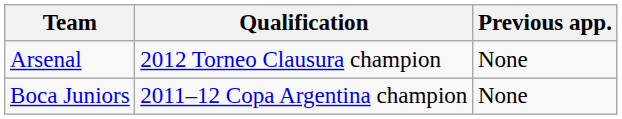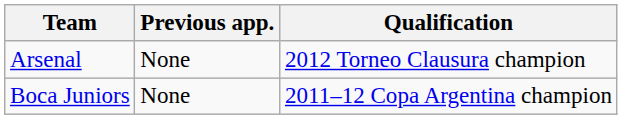columns swapped: (304, 22) <-> (545, 22)
